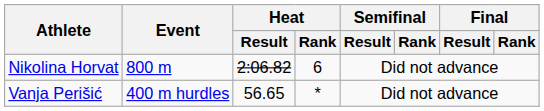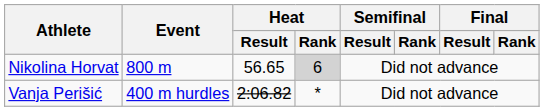(264, 68) 2:06.82 -> (264, 68) 56.65
(318, 68) no background -> (318, 68) lightgrey background
(264, 93) 56.65 -> (264, 93) 2:06.82
